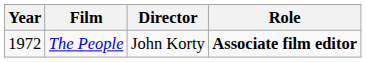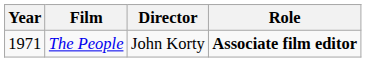(25, 43) 1972 -> (25, 43) 1971
